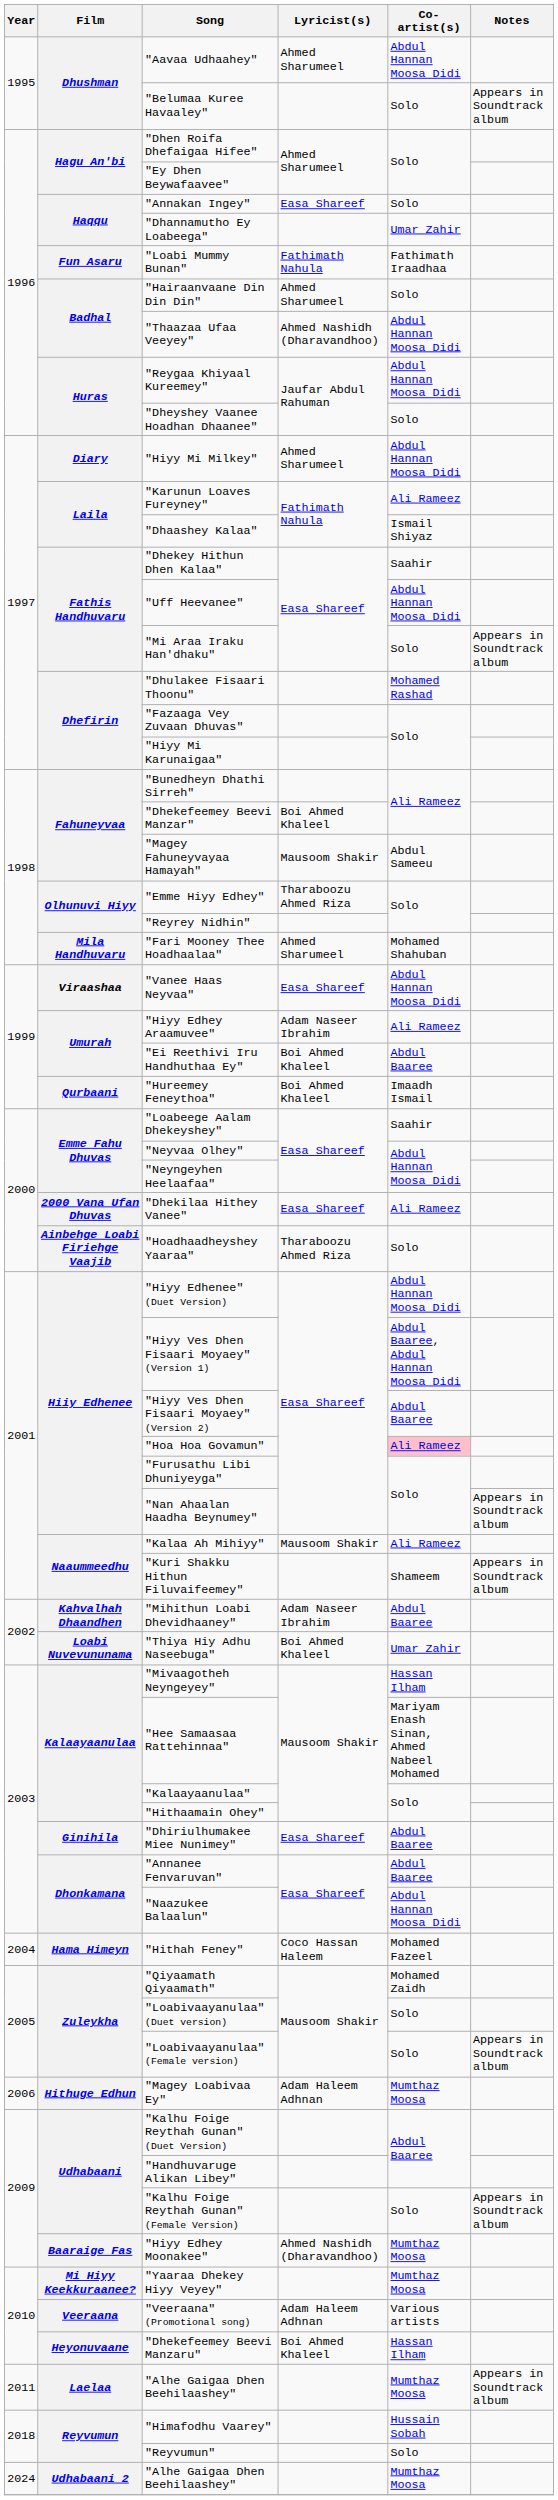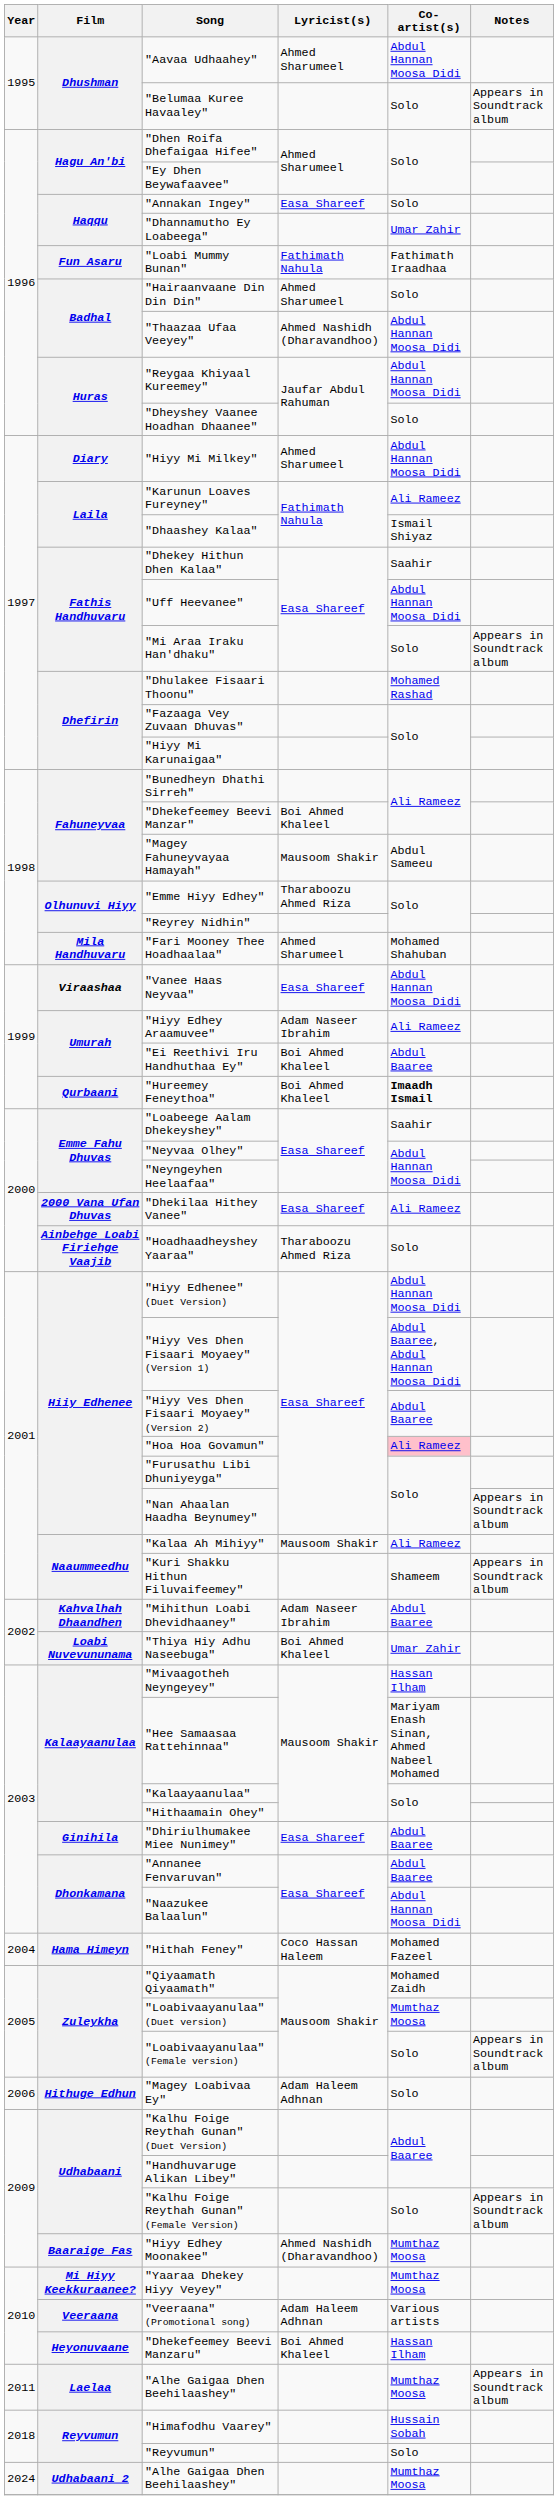(412, 1092) normal -> (412, 1092) bold
(405, 2015) Solo -> (415, 2015) Mumthaz Moosa
(415, 2093) Mumthaz Moosa -> (405, 2093) Solo
